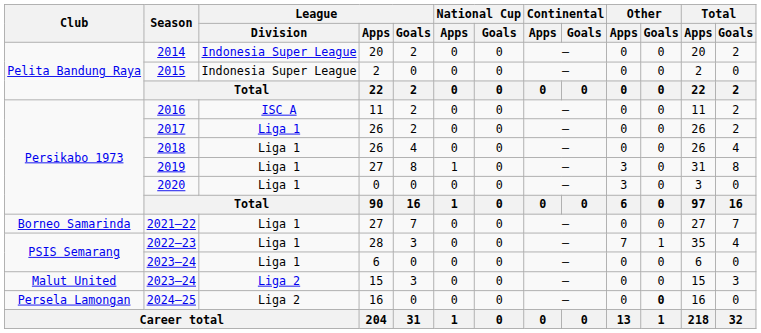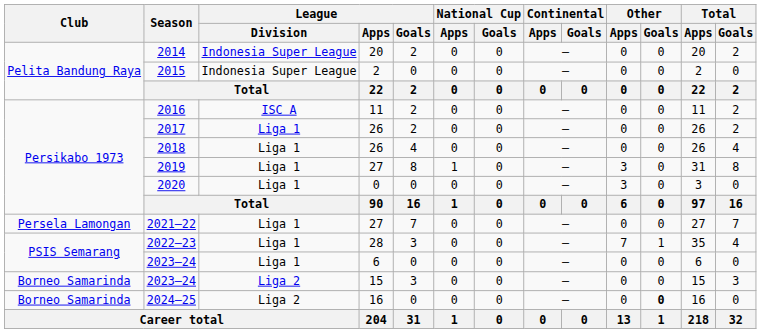(74, 224) Borneo Samarinda -> (74, 224) Persela Lamongan
(74, 281) Malut United -> (74, 281) Borneo Samarinda
(74, 300) Persela Lamongan -> (74, 300) Borneo Samarinda
